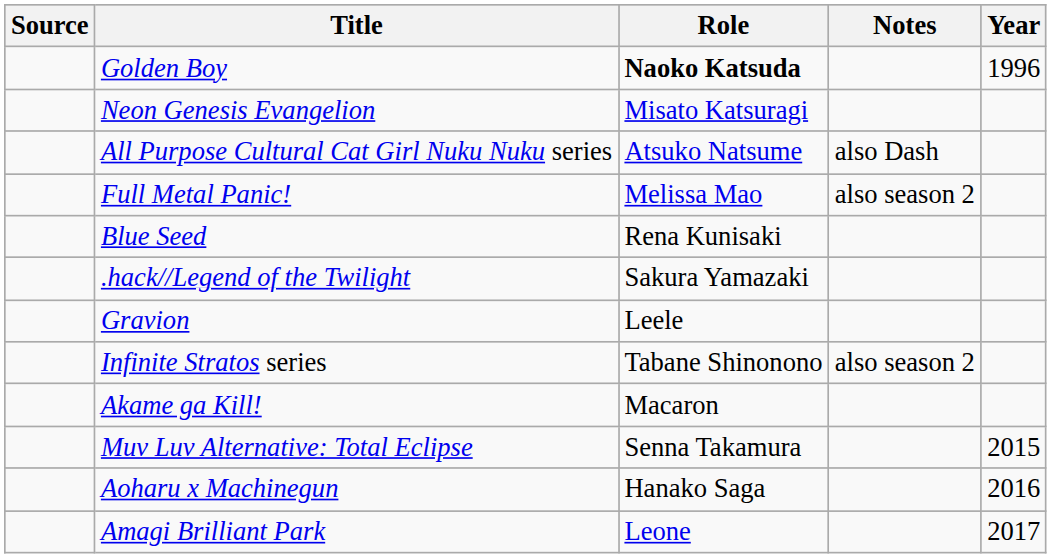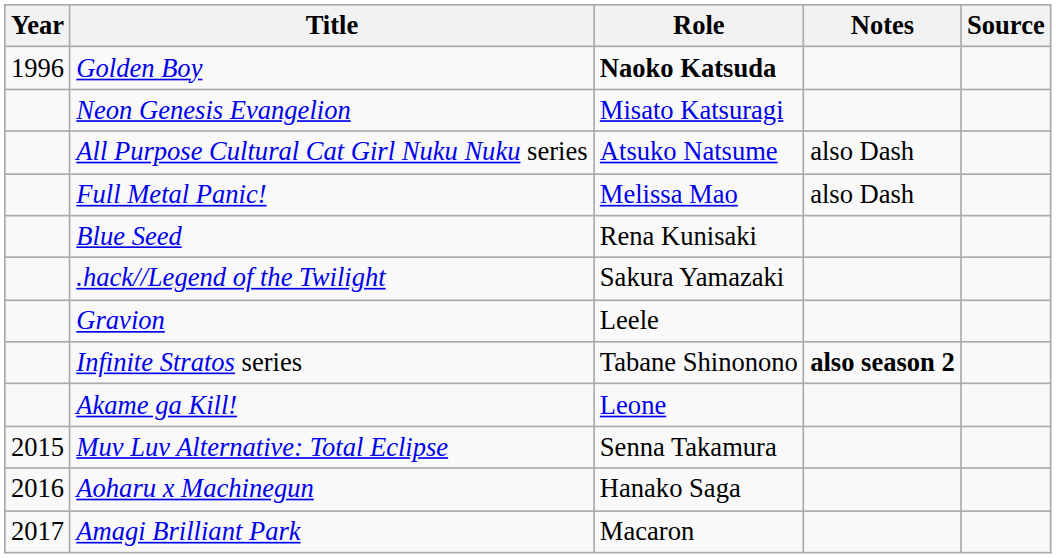columns swapped: (1014, 25) <-> (50, 25)
(905, 194) also season 2 -> (862, 194) also Dash
(905, 362) normal -> (882, 362) bold
(672, 404) Macaron -> (633, 404) Leone
(658, 531) Leone -> (647, 531) Macaron
